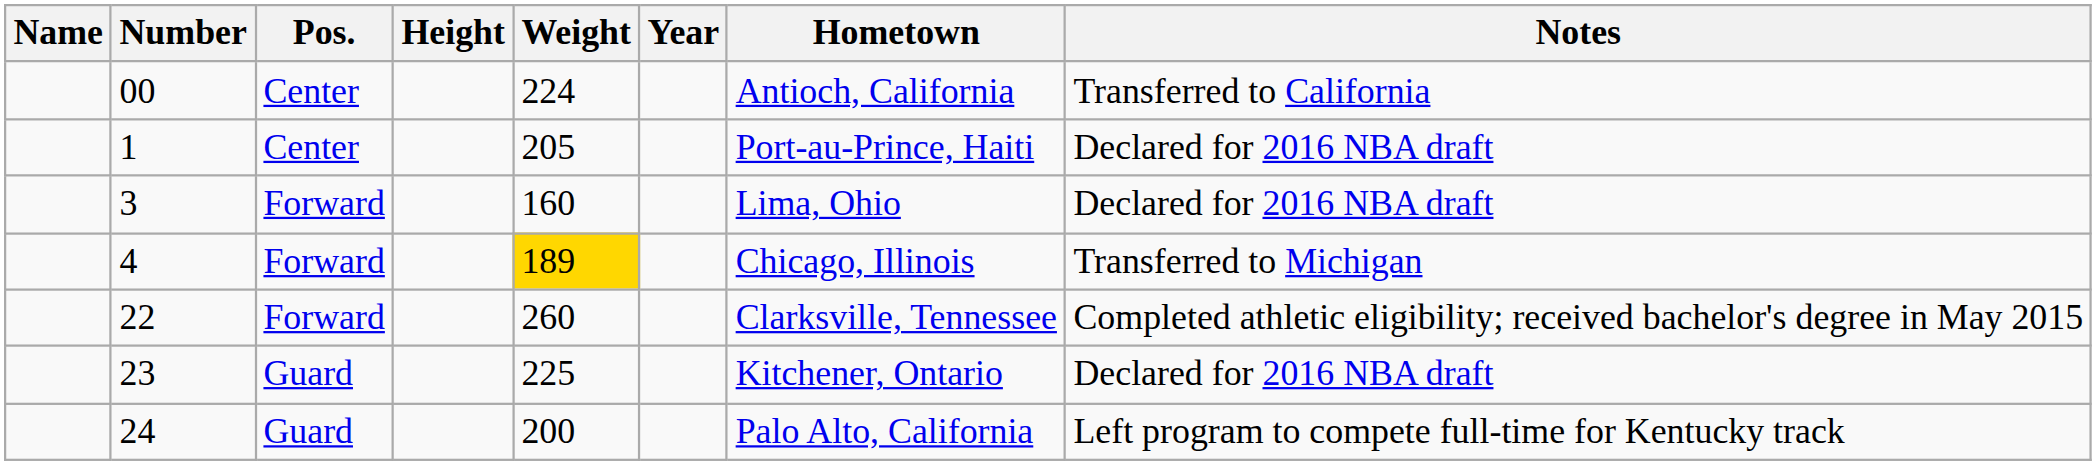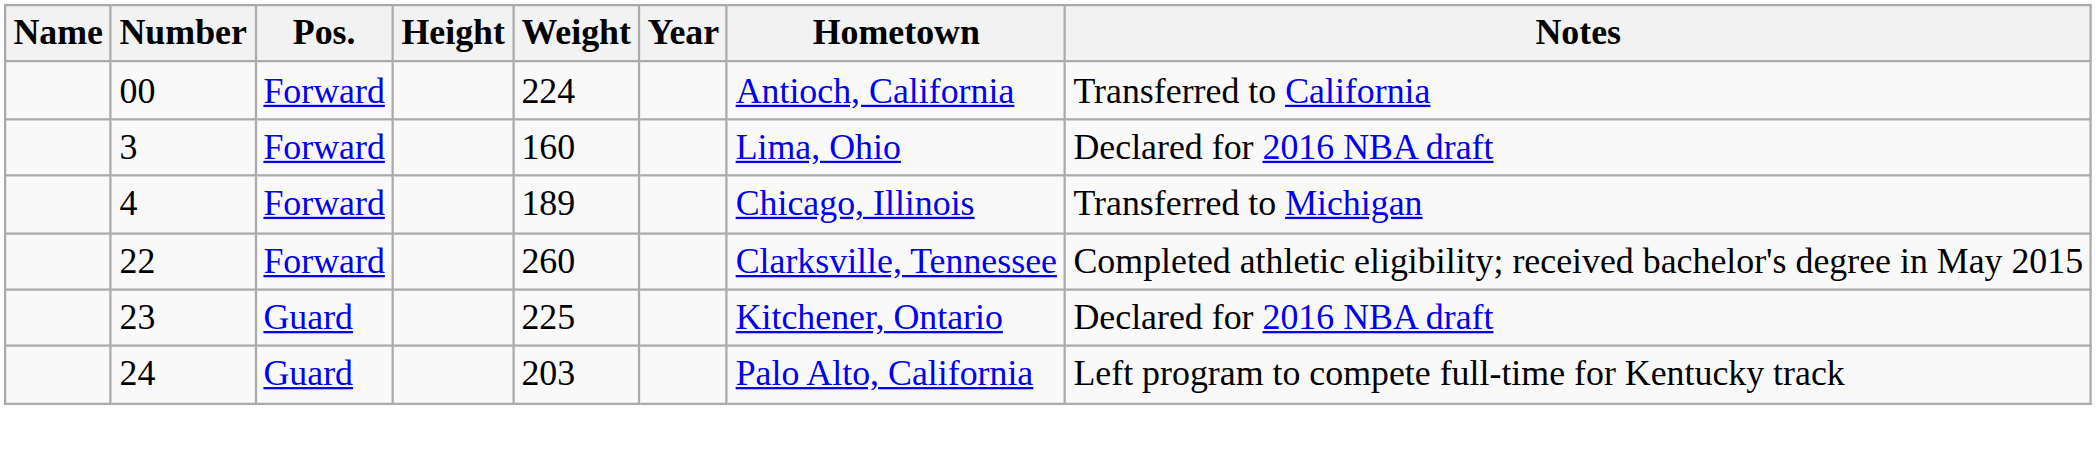(311, 89) Center -> (324, 89) Forward
- row: (128, 146)
(548, 260) gold background -> (548, 203) no background
(548, 430) 200 -> (548, 373) 203
